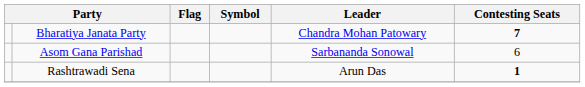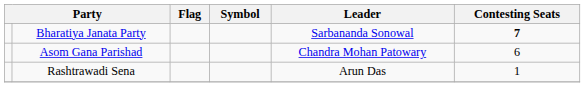(362, 33) Chandra Mohan Patowary -> (362, 33) Sarbananda Sonowal
(362, 52) Sarbananda Sonowal -> (362, 52) Chandra Mohan Patowary
(517, 71) bold -> (517, 71) normal
